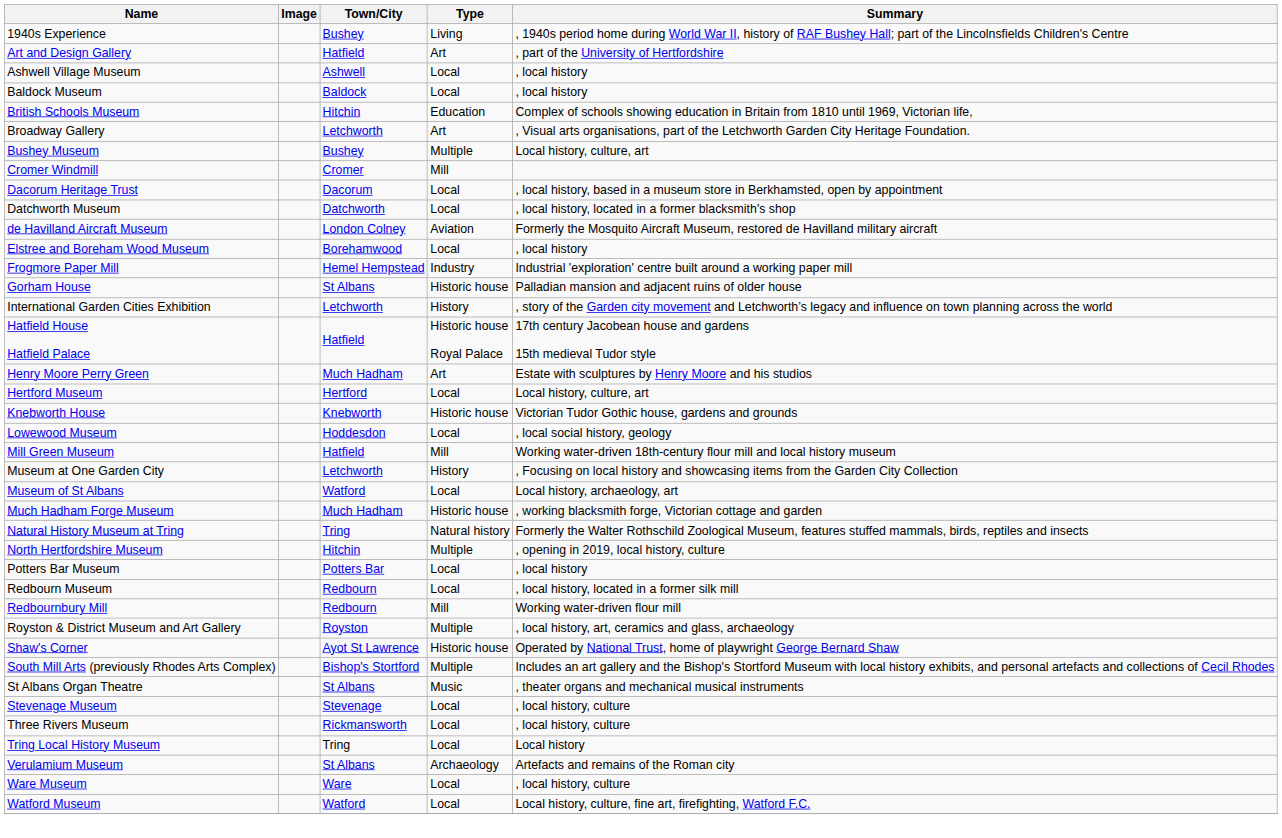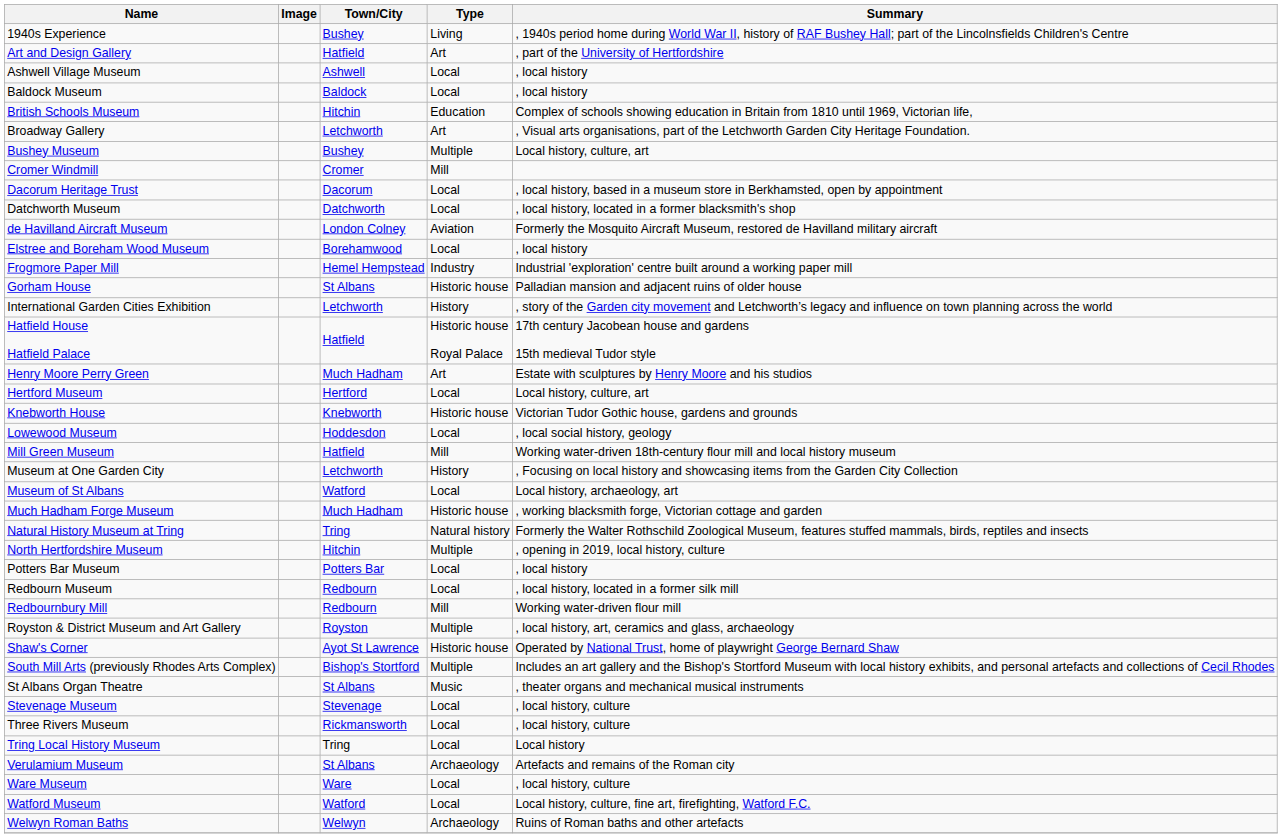+ row: (68, 823)
